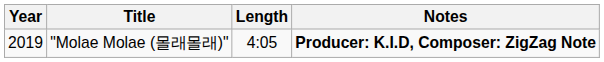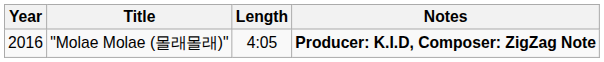(26, 43) 2019 -> (26, 43) 2016
